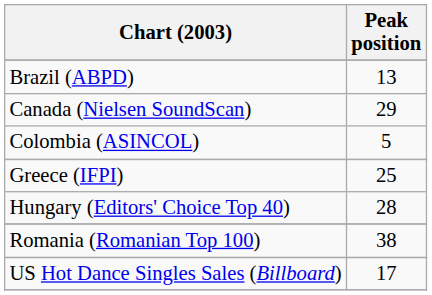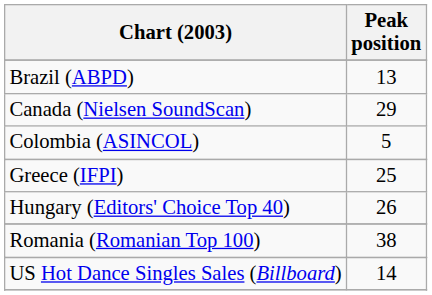(386, 207) 28 -> (386, 207) 26
(386, 273) 17 -> (386, 273) 14
